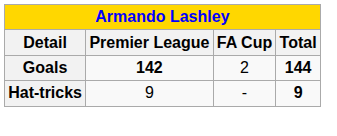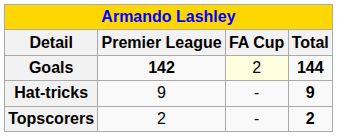(245, 67) no background -> (257, 67) lightyellow background
+ row: (51, 118)
